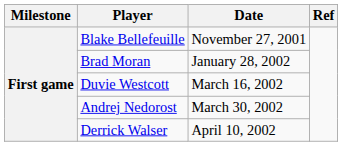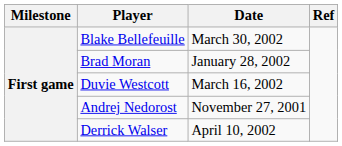(249, 38) November 27, 2001 -> (237, 38) March 30, 2002
(237, 107) March 30, 2002 -> (249, 107) November 27, 2001
